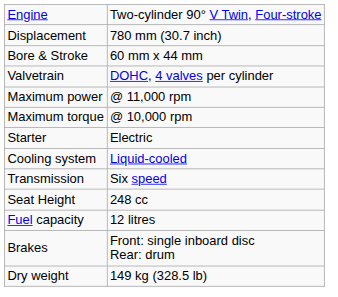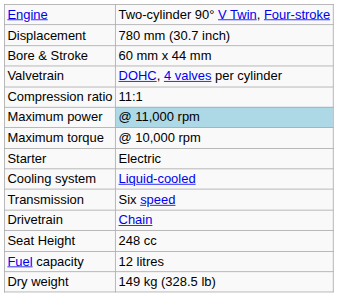+ row: (60, 96)
(151, 96) no background -> (159, 117) lightblue background
+ row: (35, 220)
- row: (28, 248)
